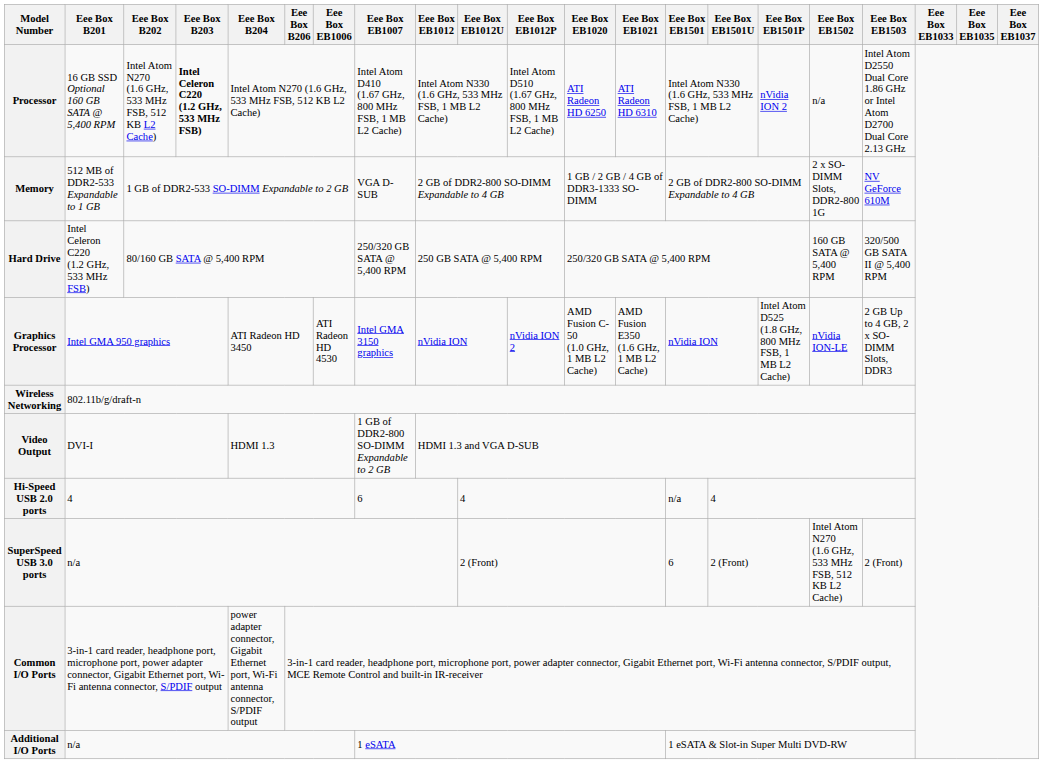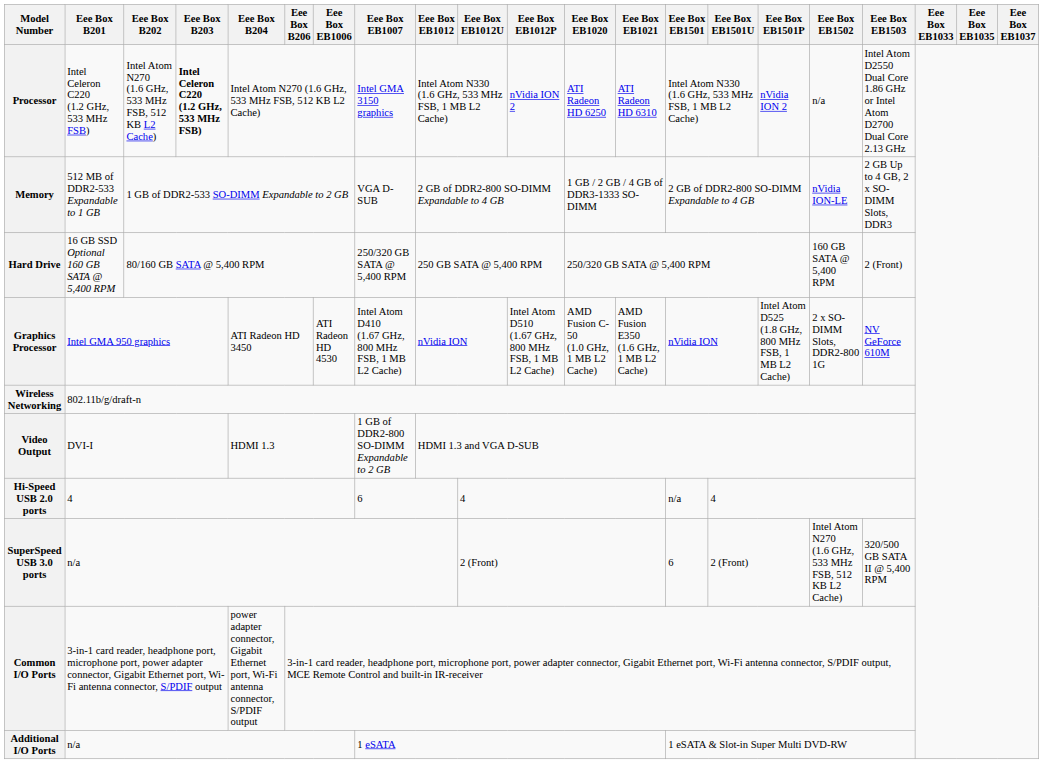(92, 100) 16 GB SSD Optional 160 GB SATA @ 5,400 RPM -> (88, 100) Intel Celeron C220 (1.2 GHz, 533 MHz FSB)
(382, 100) Intel Atom D410 (1.67 GHz, 800 MHz FSB, 1 MB L2 Cache) -> (381, 100) Intel GMA 3150 graphics
(534, 100) Intel Atom D510 (1.67 GHz, 800 MHz FSB, 1 MB L2 Cache) -> (535, 100) nVidia ION 2
(836, 188) 2 x SO-DIMM Slots, DDR2-800 1G -> (830, 194) nVidia ION-LE
(883, 188) NV GeForce 610M -> (886, 194) 2 GB Up to 4 GB, 2 x SO-DIMM Slots, DDR3
(88, 259) Intel Celeron C220 (1.2 GHz, 533 MHz FSB) -> (92, 265) 16 GB SSD Optional 160 GB SATA @ 5,400 RPM
(887, 259) 320/500 GB SATA II @ 5,400 RPM -> (883, 265) 2 (Front)
(381, 341) Intel GMA 3150 graphics -> (382, 341) Intel Atom D410 (1.67 GHz, 800 MHz FSB, 1 MB L2 Cache)
(535, 341) nVidia ION 2 -> (534, 341) Intel Atom D510 (1.67 GHz, 800 MHz FSB, 1 MB L2 Cache)
(830, 341) nVidia ION-LE -> (836, 341) 2 x SO-DIMM Slots, DDR2-800 1G
(886, 341) 2 GB Up to 4 GB, 2 x SO-DIMM Slots, DDR3 -> (883, 341) NV GeForce 610M
(883, 562) 2 (Front) -> (887, 562) 320/500 GB SATA II @ 5,400 RPM
